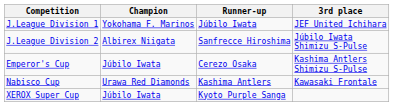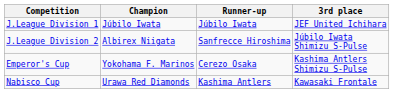(148, 24) Yokohama F. Marinos -> (131, 24) Júbilo Iwata
(131, 64) Júbilo Iwata -> (148, 64) Yokohama F. Marinos
- row: (43, 95)
